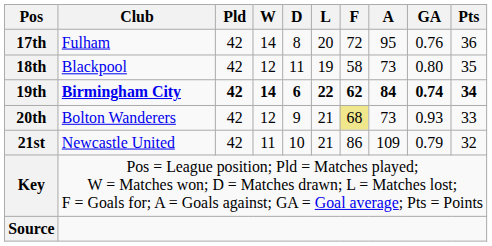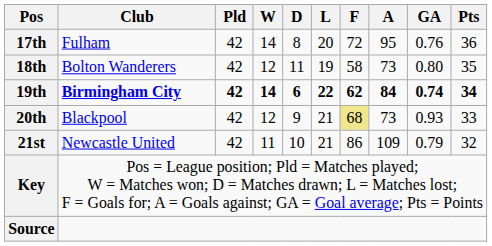(94, 67) Blackpool -> (119, 67) Bolton Wanderers
(119, 117) Bolton Wanderers -> (94, 117) Blackpool
